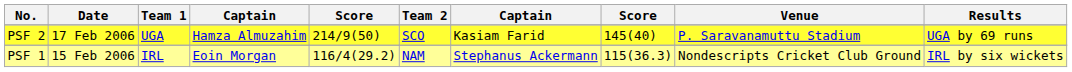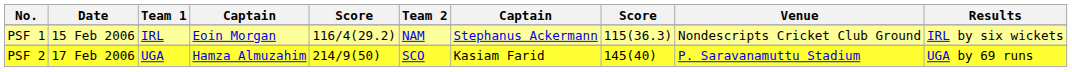rows swapped: (26, 56) <-> (26, 35)
